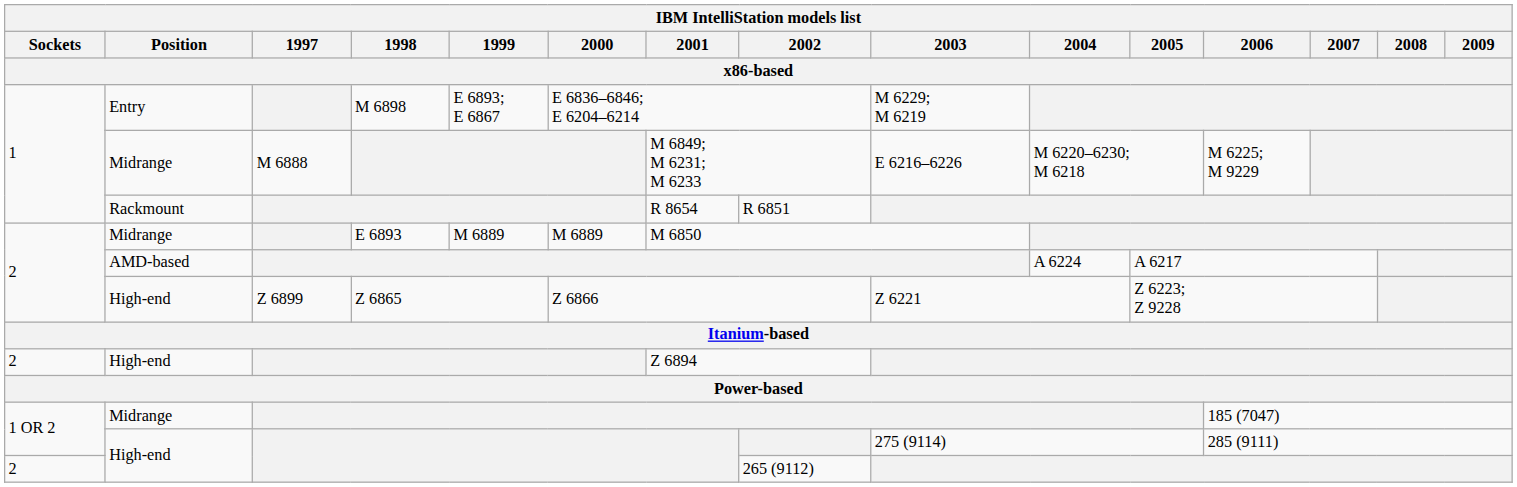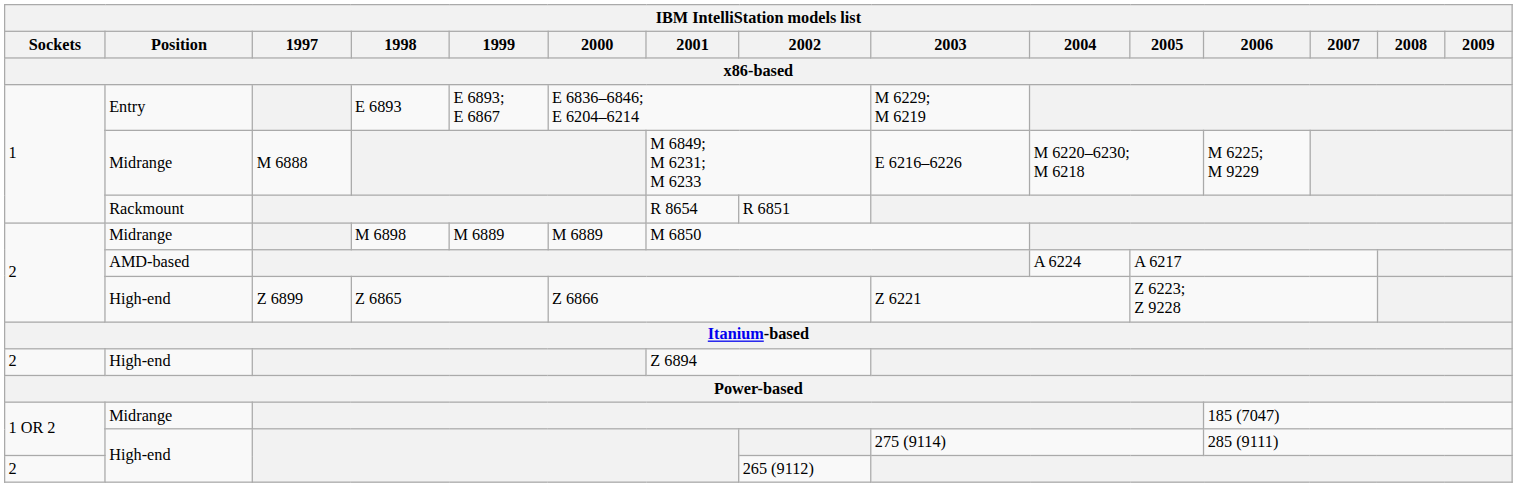(381, 107) M 6898 -> (378, 107) E 6893
(378, 235) E 6893 -> (381, 235) M 6898
